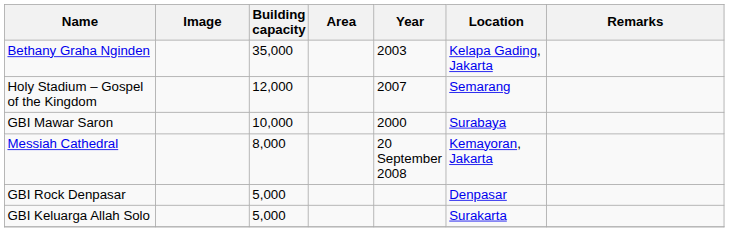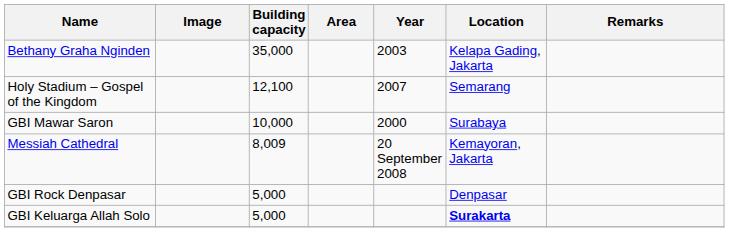(273, 87) 12,000 -> (273, 87) 12,100
(269, 144) 8,000 -> (269, 144) 8,009
(478, 216) normal -> (480, 216) bold
